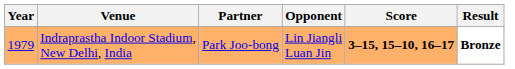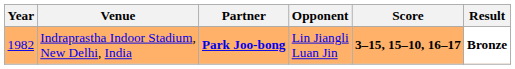(21, 45) 1979 -> (21, 45) 1982
(240, 45) normal -> (244, 45) bold
